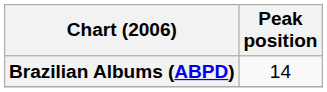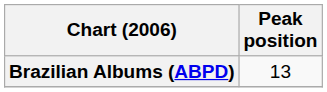(280, 71) 14 -> (280, 71) 13
